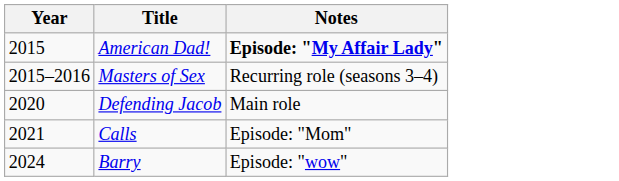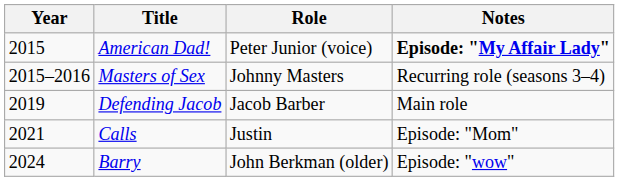+ column: (309, 18)
(27, 104) 2020 -> (27, 104) 2019
